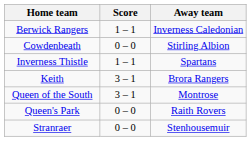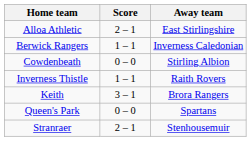+ row: (52, 29)
(198, 62) Spartans -> (198, 78) Raith Rovers
- row: (52, 95)
(198, 111) Raith Rovers -> (198, 111) Spartans
(125, 128) 0 – 0 -> (125, 128) 2 – 1
